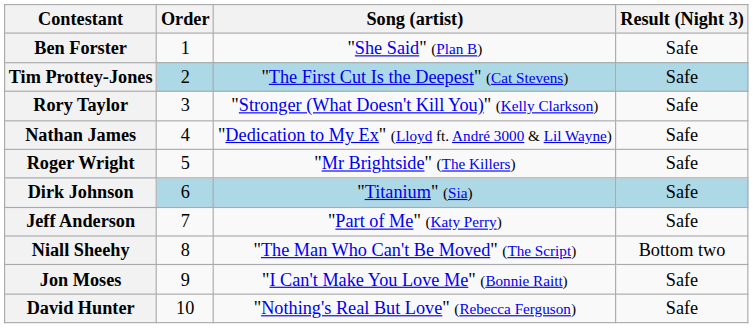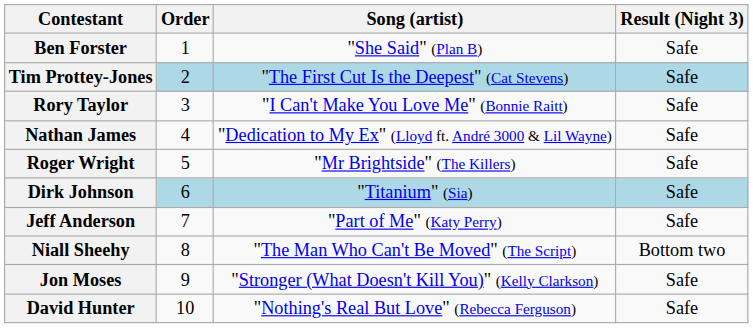(415, 105) "Stronger (What Doesn't Kill You)" (Kelly Clarkson) -> (415, 105) "I Can't Make You Love Me" (Bonnie Raitt)
(415, 279) "I Can't Make You Love Me" (Bonnie Raitt) -> (415, 279) "Stronger (What Doesn't Kill You)" (Kelly Clarkson)
